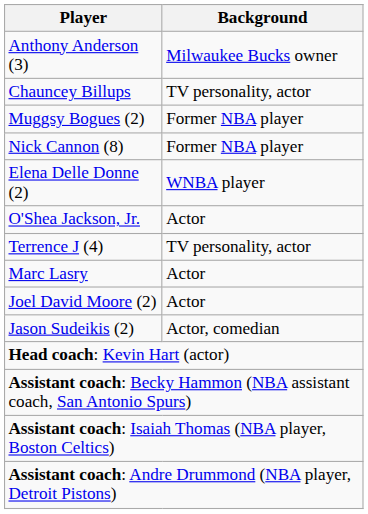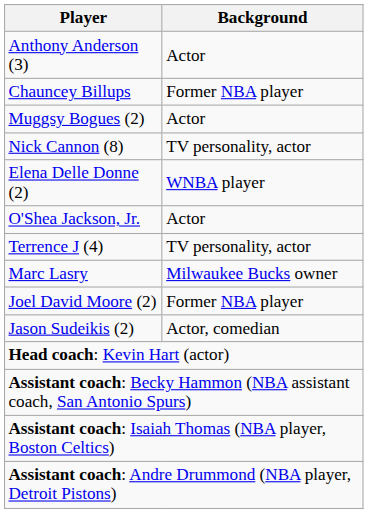(252, 54) Milwaukee Bucks owner -> (186, 54) Actor
(238, 91) TV personality, actor -> (235, 91) Former NBA player
(235, 118) Former NBA player -> (186, 118) Actor
(235, 145) Former NBA player -> (238, 145) TV personality, actor
(186, 273) Actor -> (252, 273) Milwaukee Bucks owner
(186, 300) Actor -> (235, 300) Former NBA player
